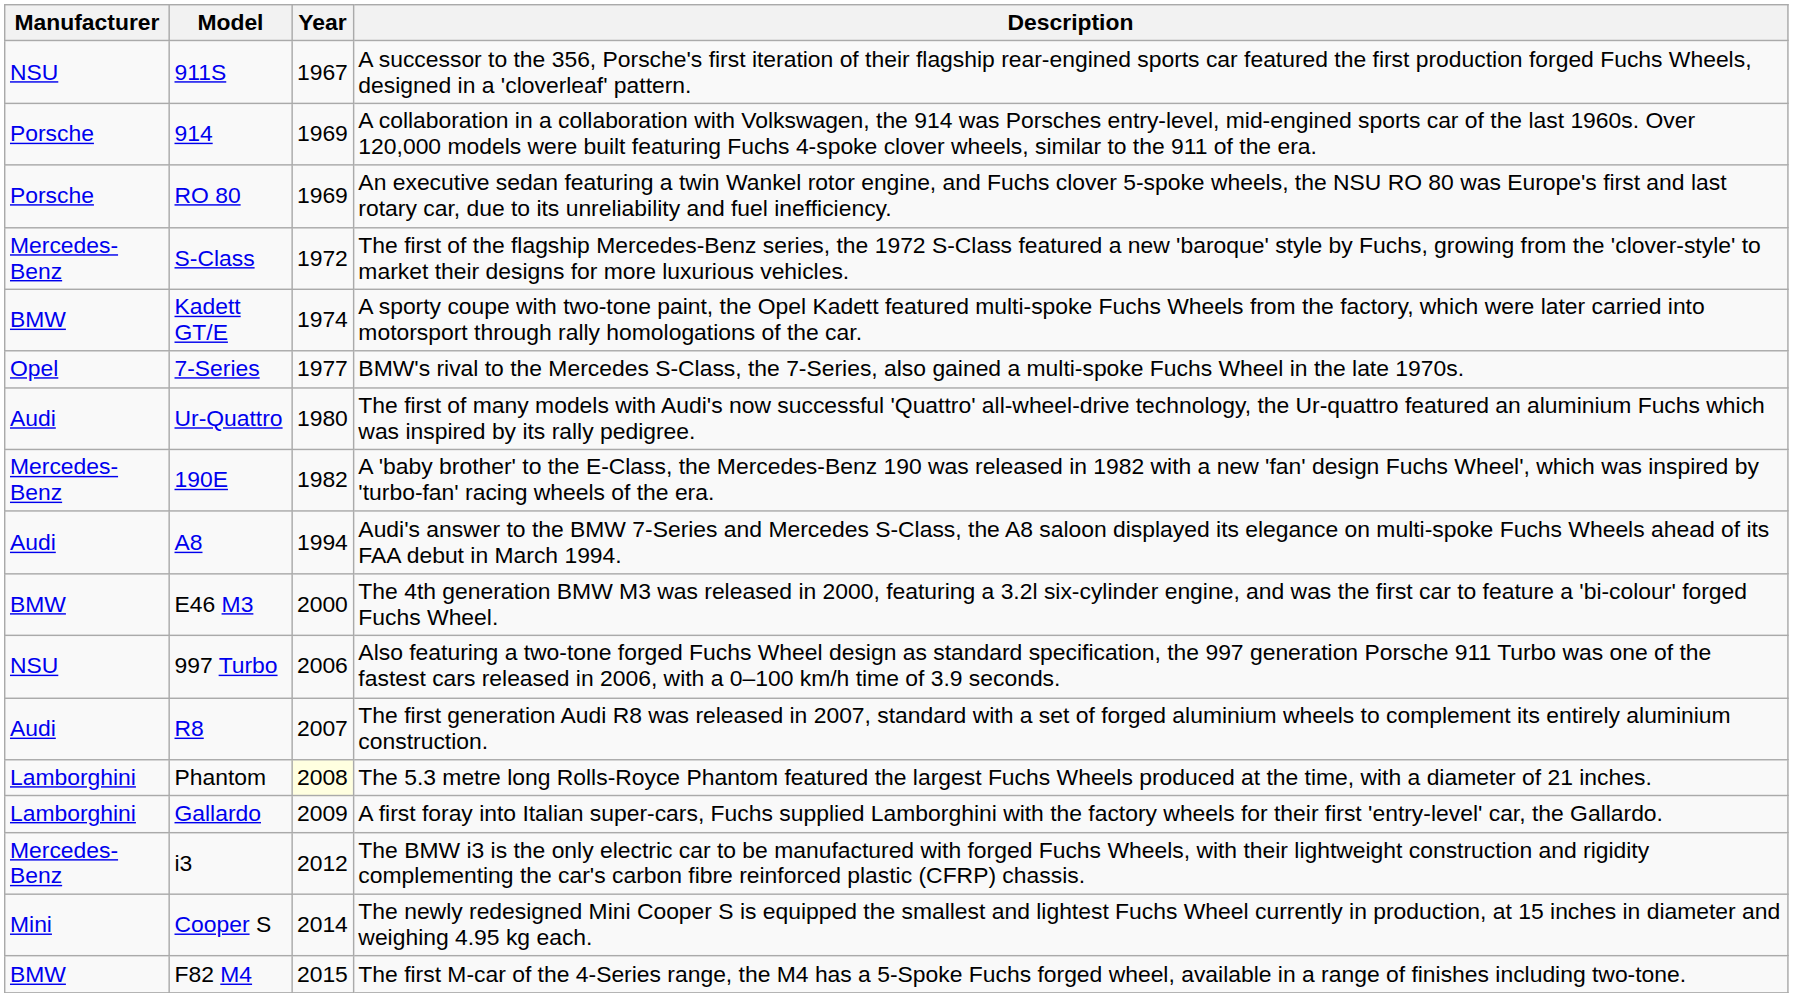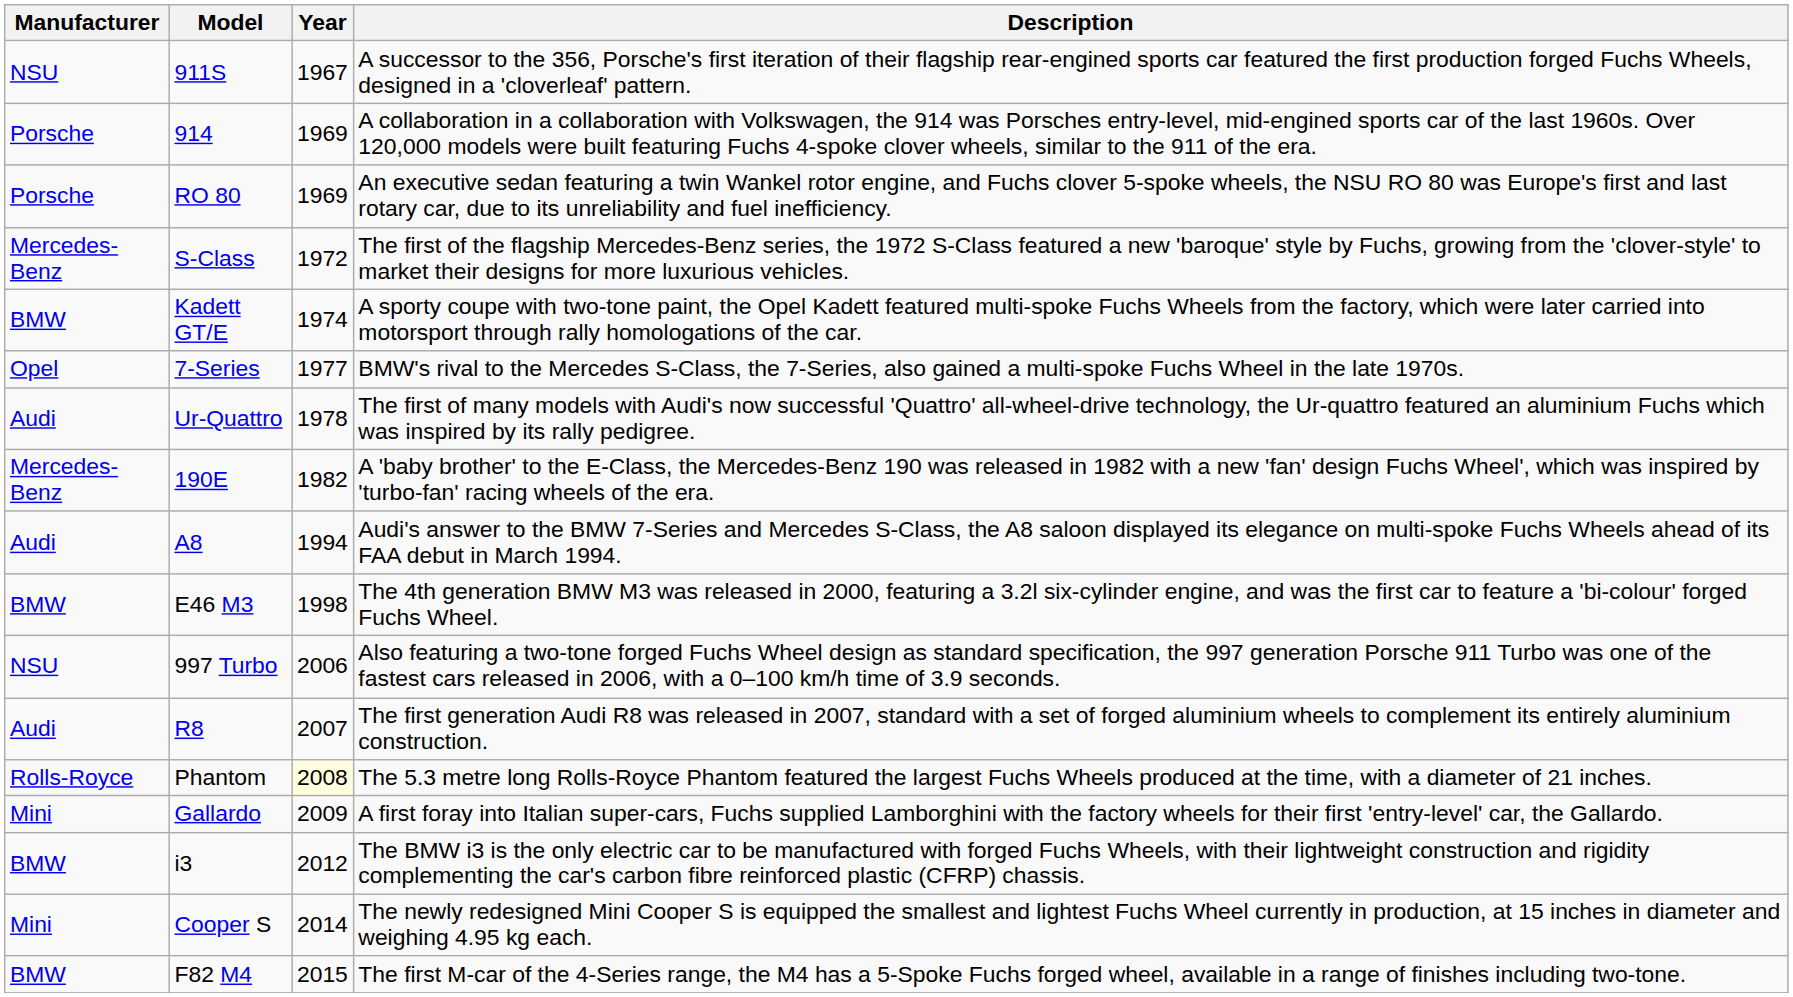(322, 418) 1980 -> (322, 418) 1978
(322, 604) 2000 -> (322, 604) 1998
(73, 777) Lamborghini -> (72, 777) Rolls-Royce
(73, 813) Lamborghini -> (31, 813) Mini
(64, 862) Mercedes-Benz -> (38, 862) BMW
